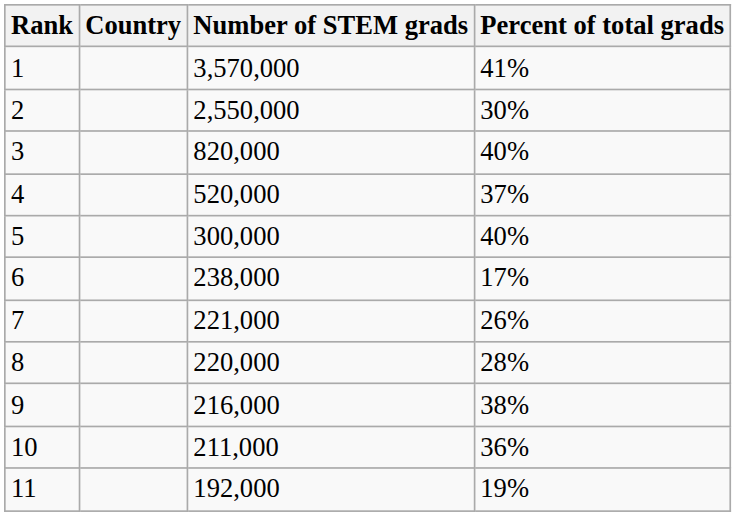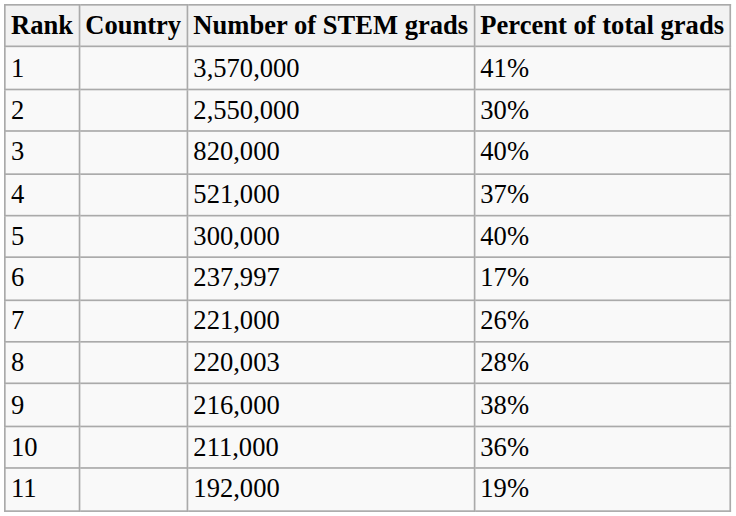(237, 194) 520,000 -> (237, 194) 521,000
(237, 278) 238,000 -> (237, 278) 237,997
(237, 362) 220,000 -> (237, 362) 220,003
